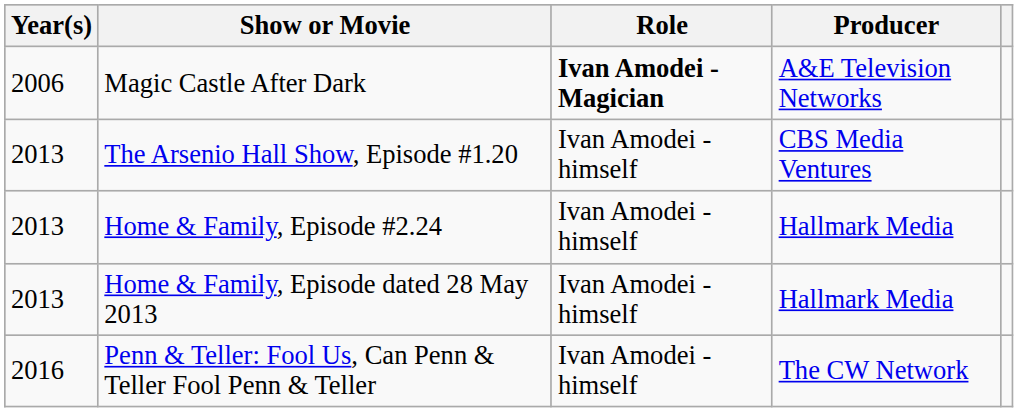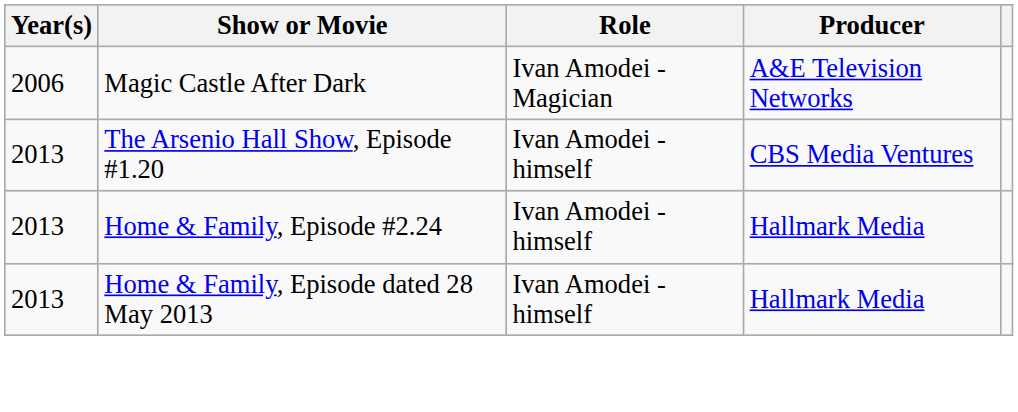(638, 82) bold -> (589, 82) normal
- row: (299, 370)
